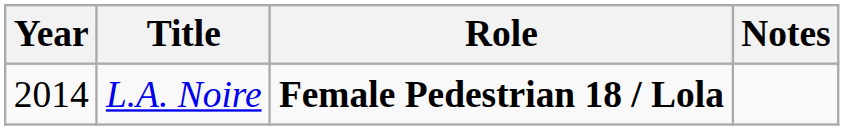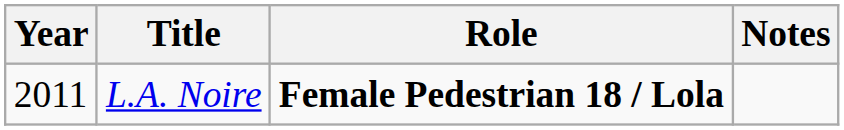(51, 93) 2014 -> (51, 93) 2011
